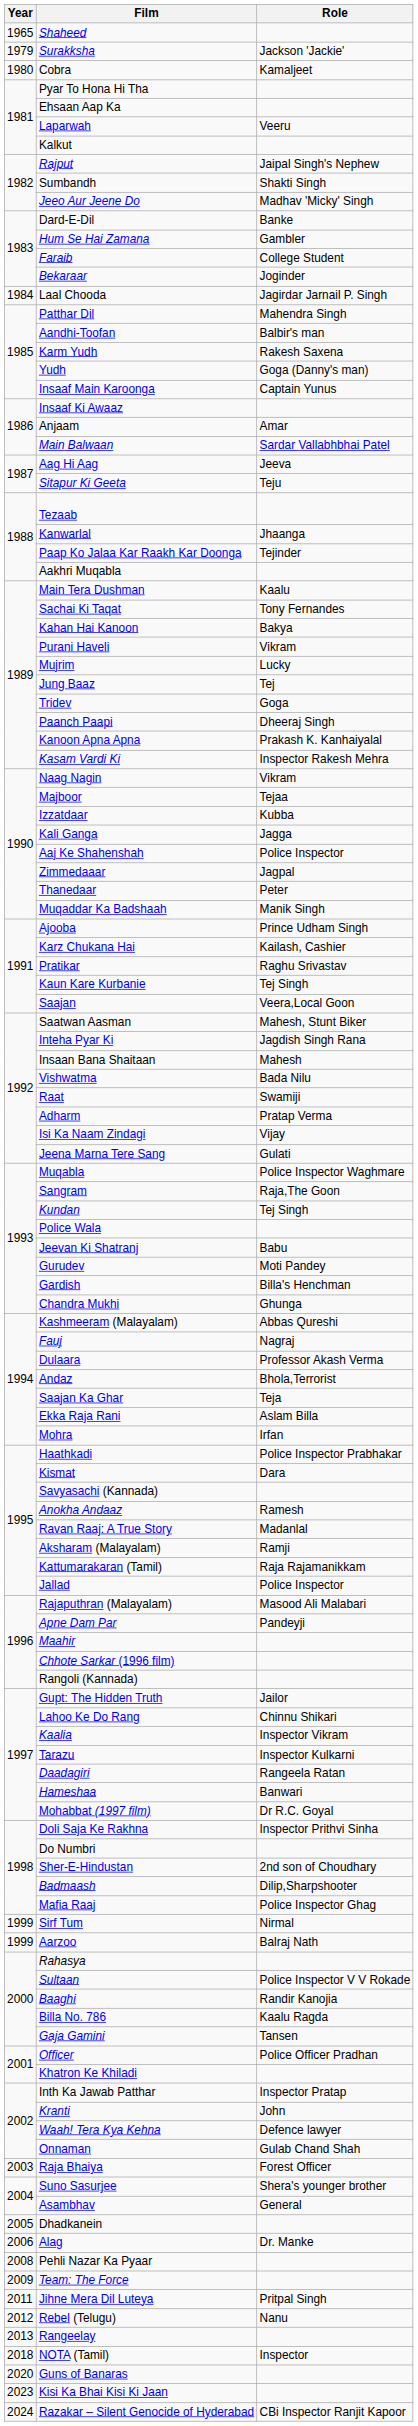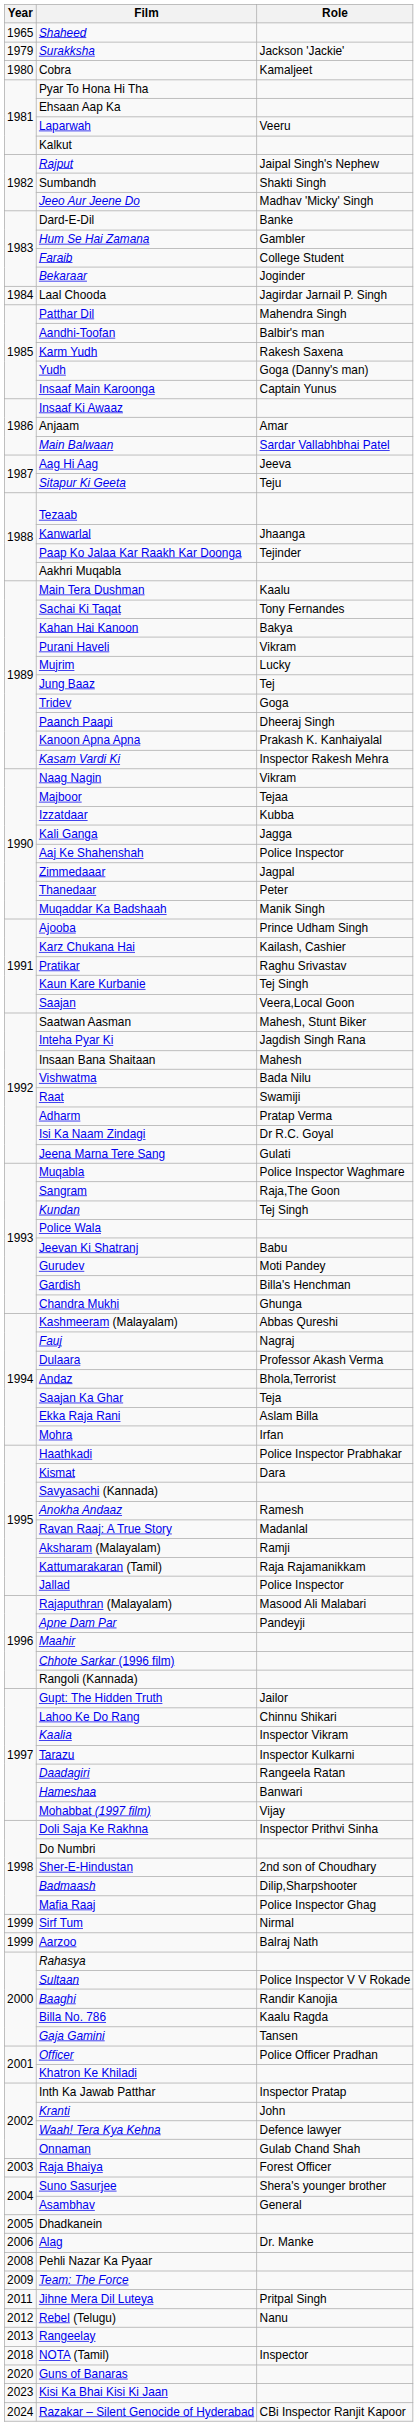(272, 1135) Vijay -> (296, 1135) Dr R.C. Goyal
(296, 1811) Dr R.C. Goyal -> (272, 1811) Vijay
